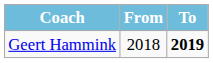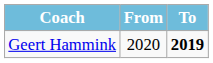(143, 44) 2018 -> (143, 44) 2020
